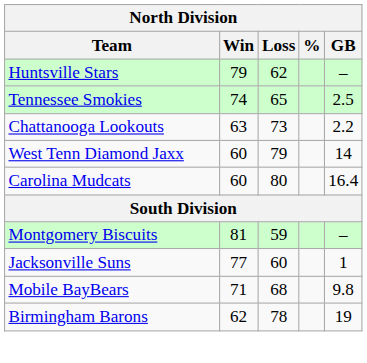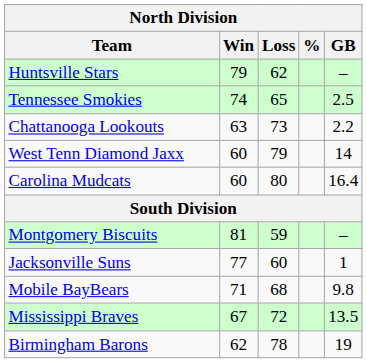+ row: (73, 316)
